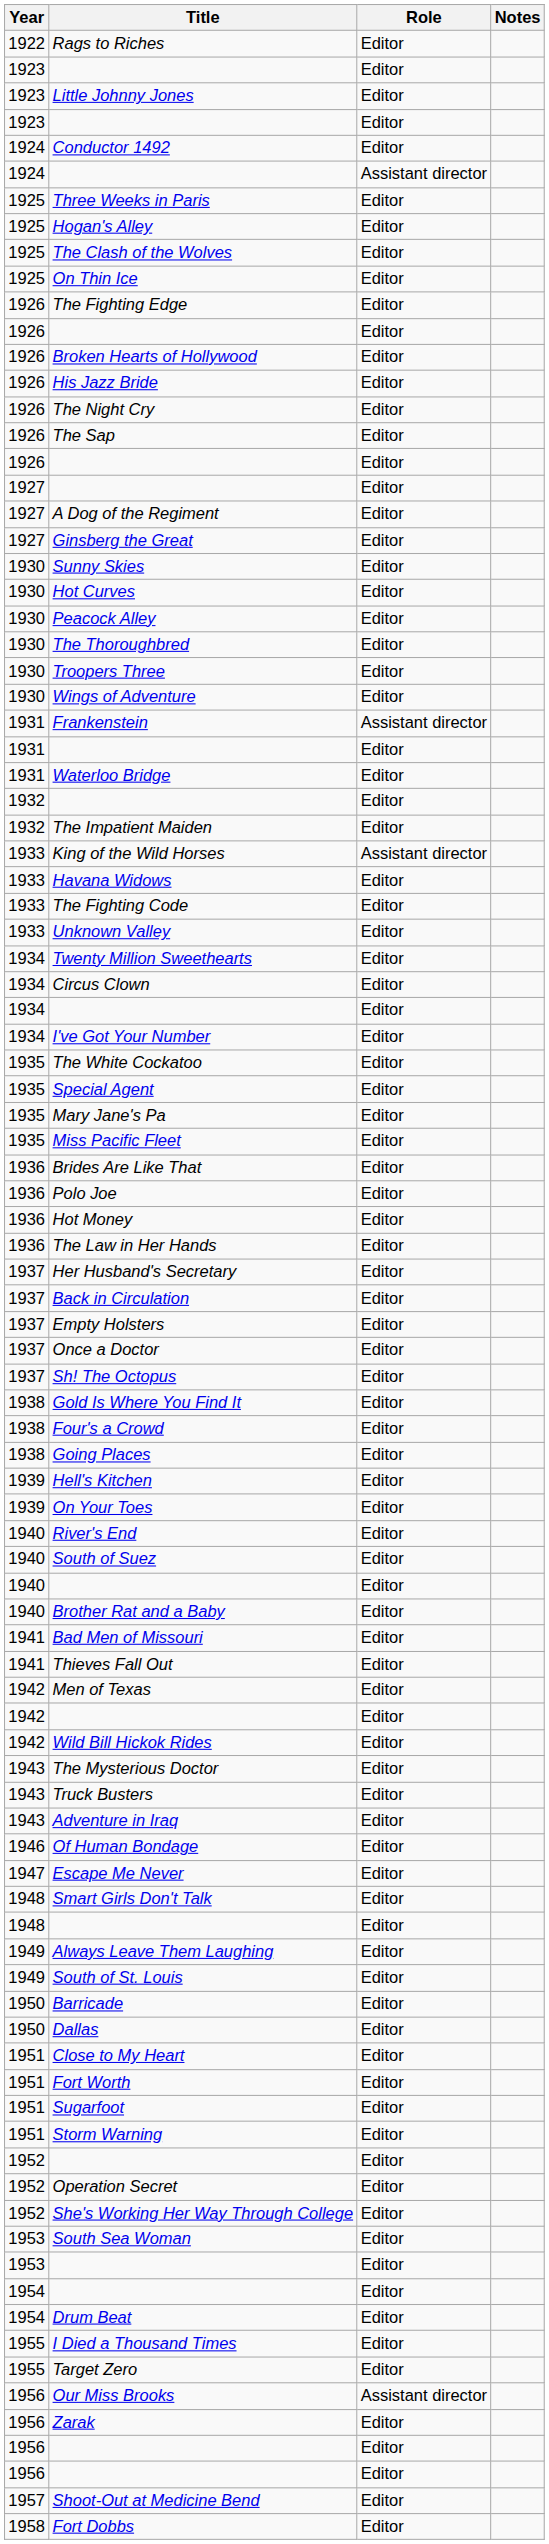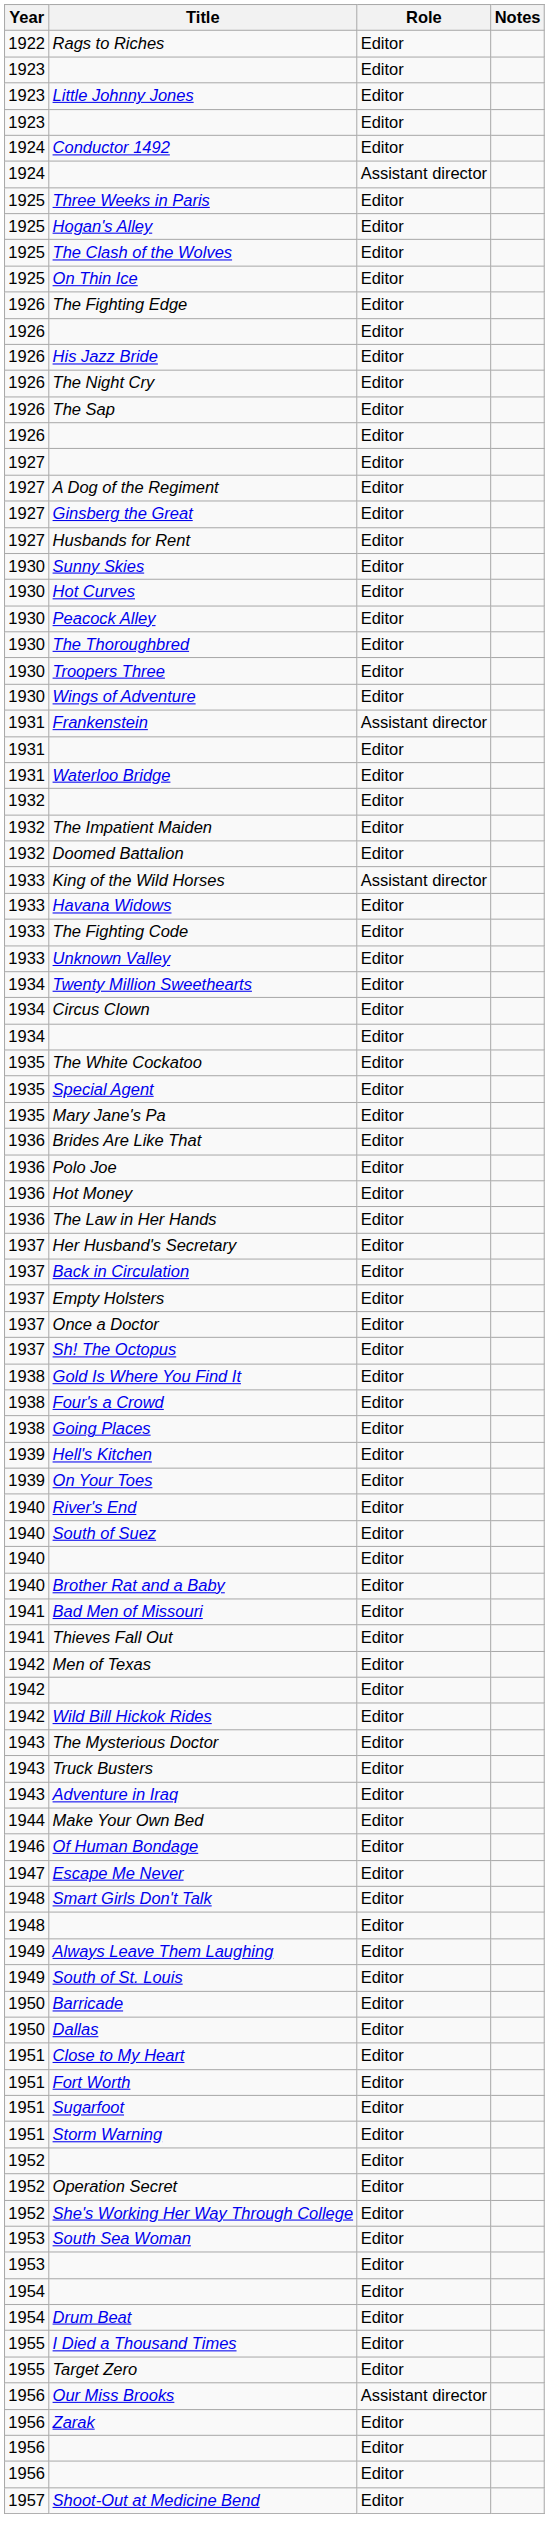- row: (27, 357)
+ row: (27, 540)
+ row: (27, 853)
- row: (27, 1036)
- row: (27, 1141)
+ row: (27, 1820)
- row: (27, 2526)
